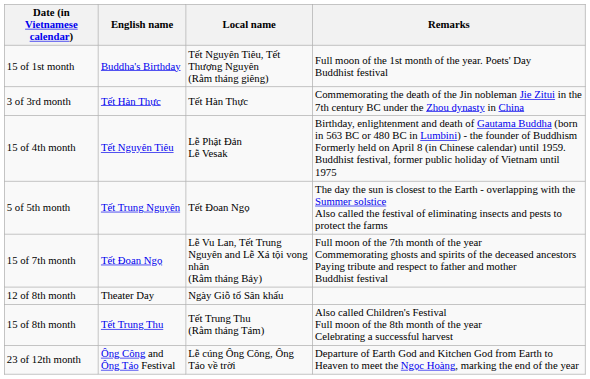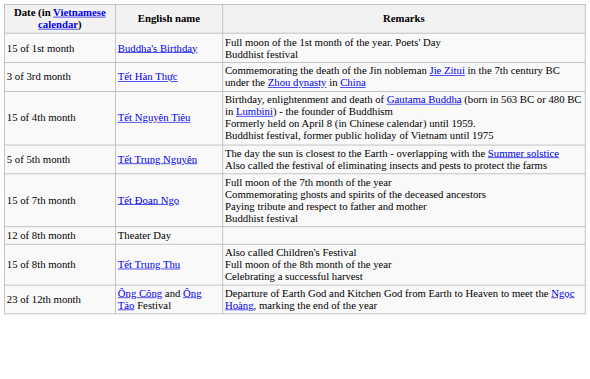- column: (249, 25)
